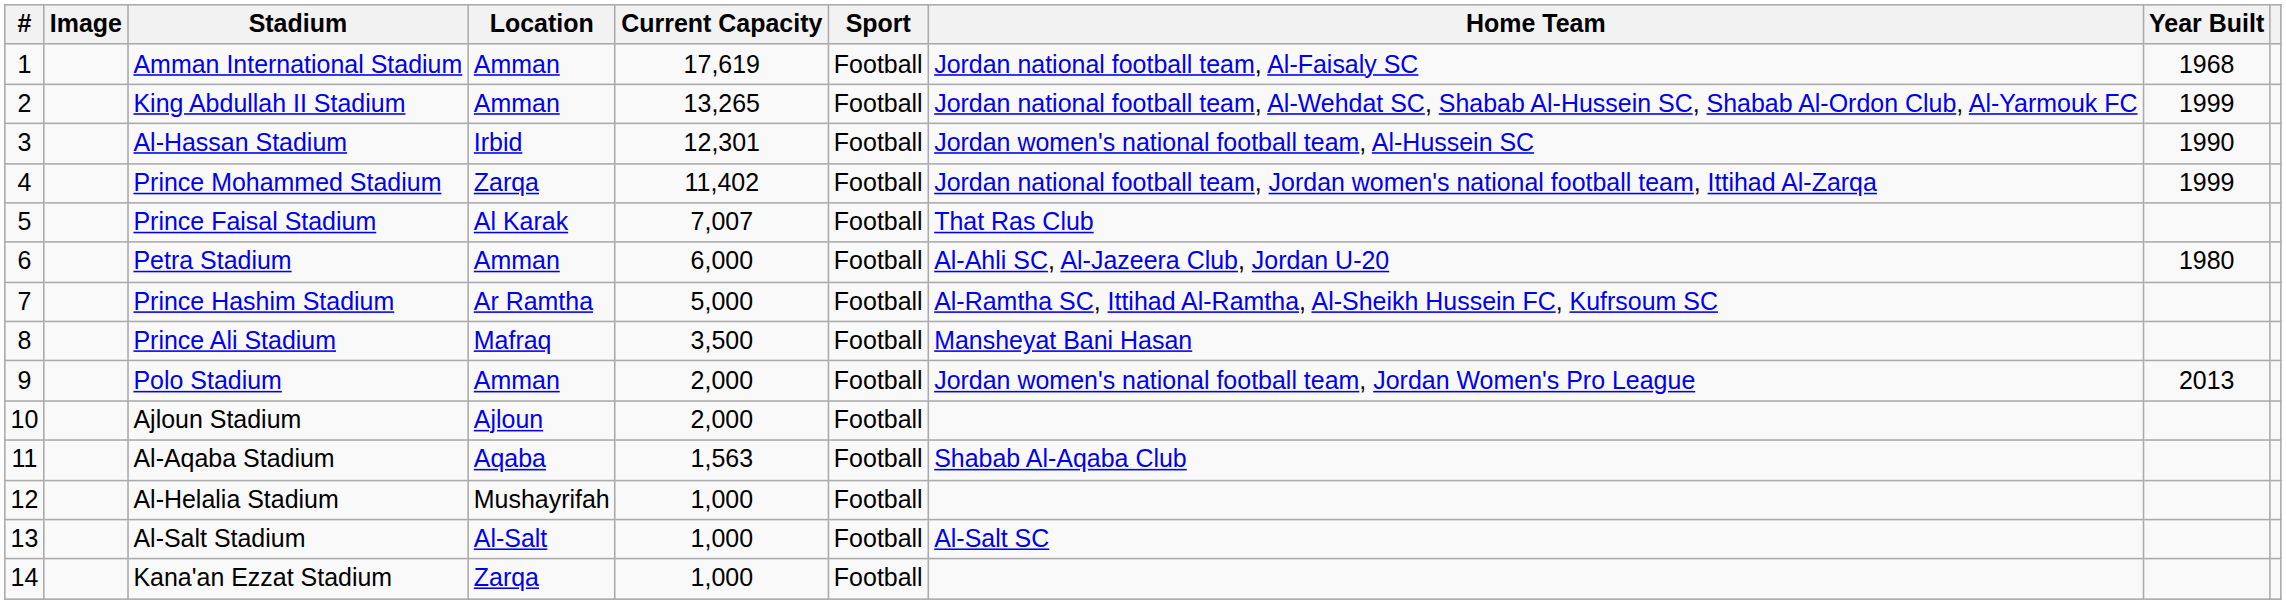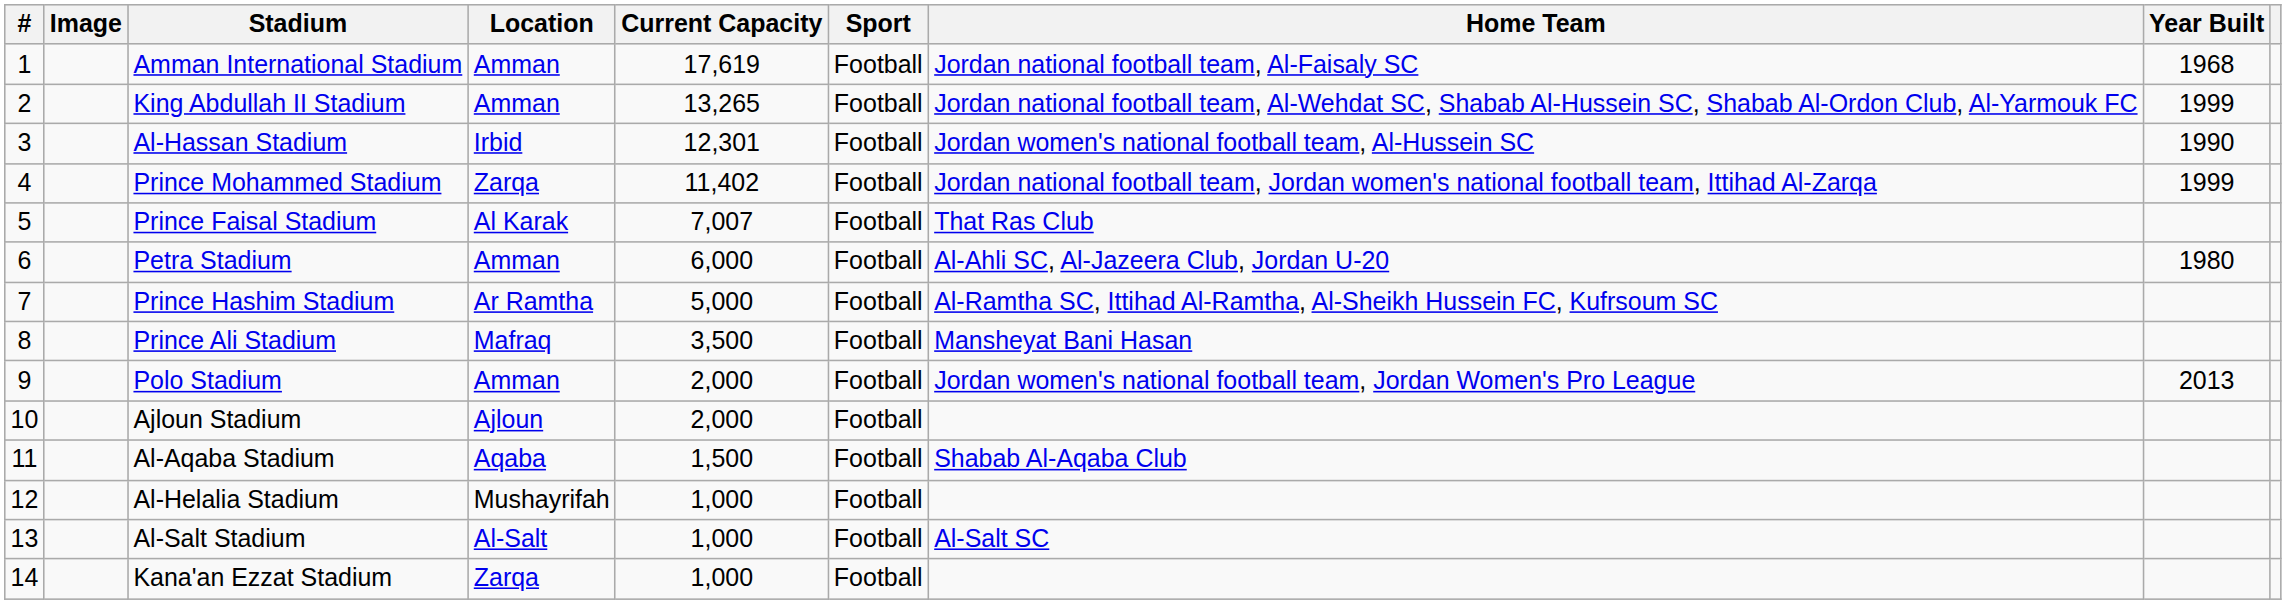(722, 459) 1,563 -> (722, 459) 1,500
